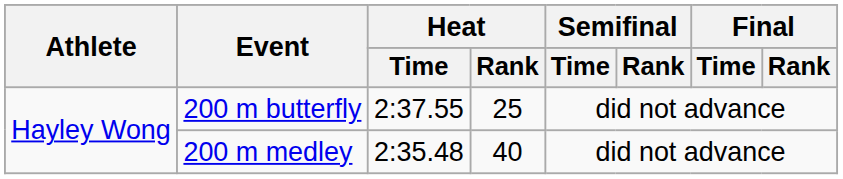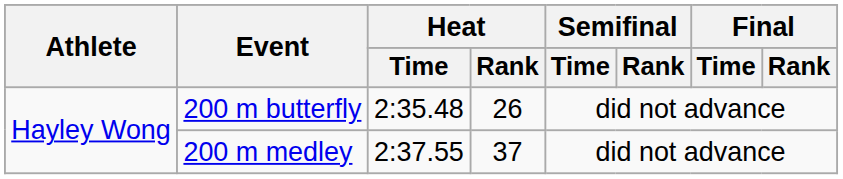(419, 109) 2:37.55 -> (419, 109) 2:35.48
(507, 109) 25 -> (507, 109) 26
(419, 152) 2:35.48 -> (419, 152) 2:37.55
(507, 152) 40 -> (507, 152) 37
